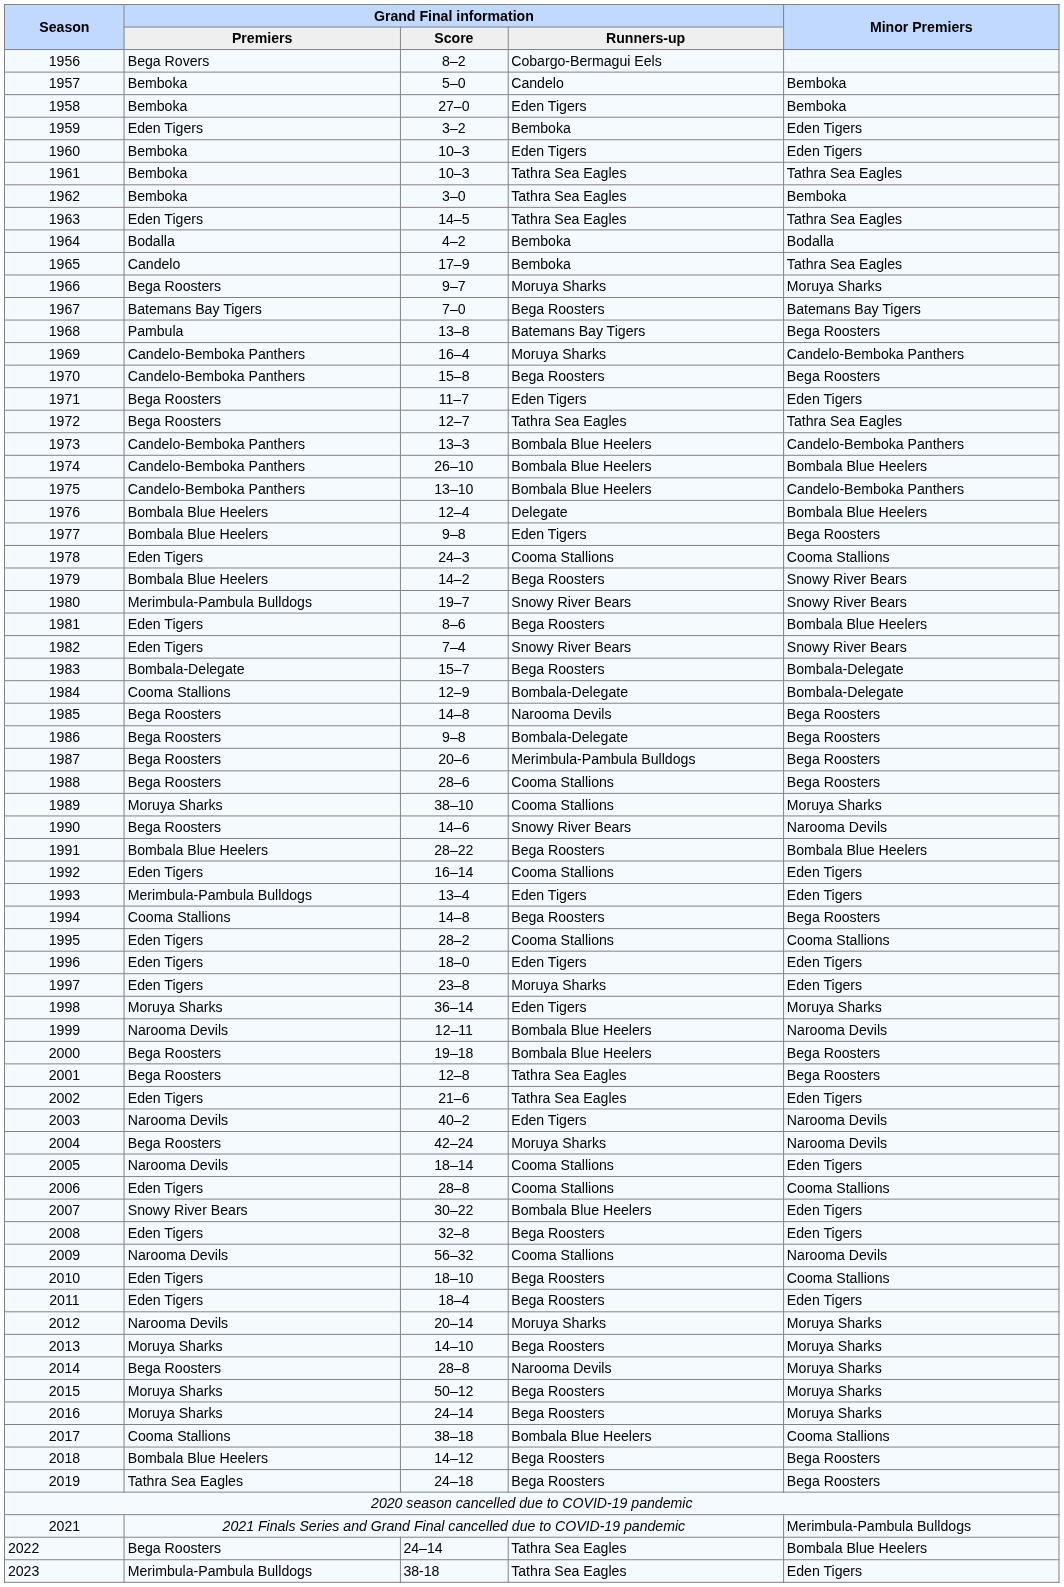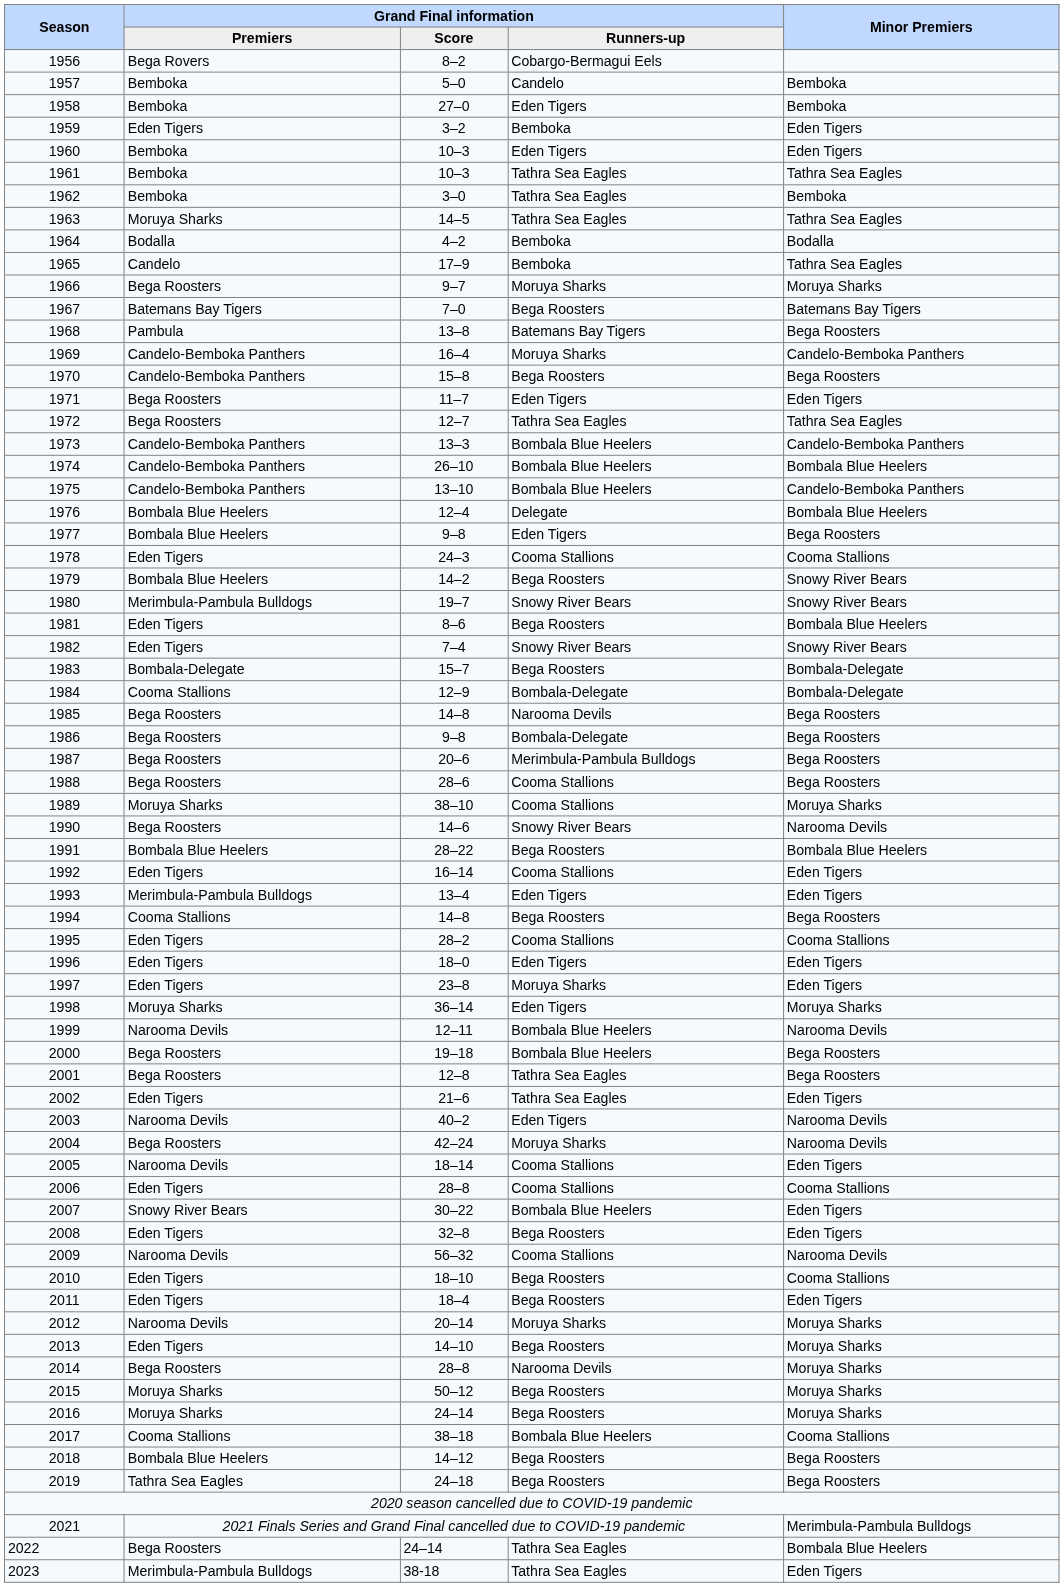(165, 219) Eden Tigers -> (175, 219) Moruya Sharks
(175, 1346) Moruya Sharks -> (165, 1346) Eden Tigers
